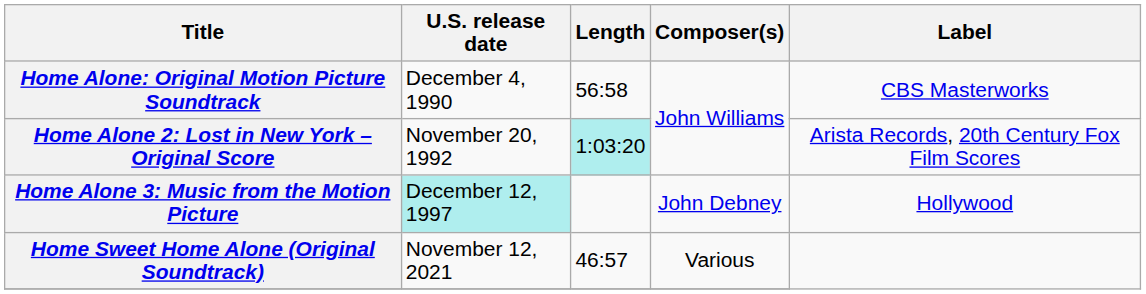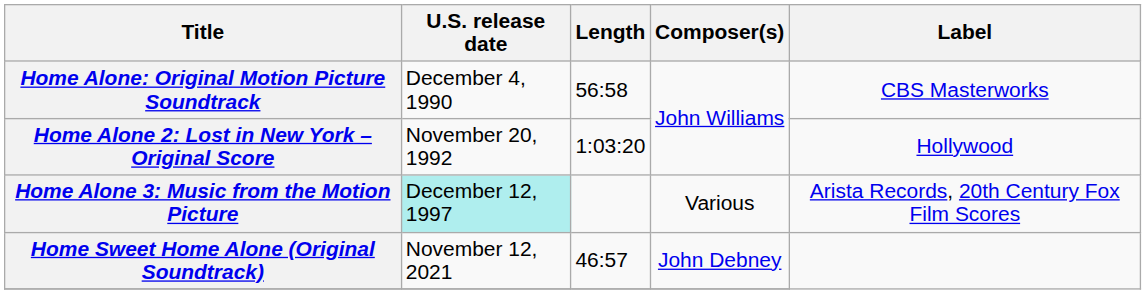(610, 146) paleturquoise background -> (610, 146) no background
(965, 146) Arista Records, 20th Century Fox Film Scores -> (965, 146) Hollywood
(720, 203) John Debney -> (720, 203) Various
(965, 203) Hollywood -> (965, 203) Arista Records, 20th Century Fox Film Scores
(720, 260) Various -> (720, 260) John Debney
